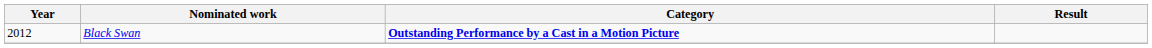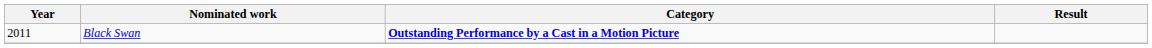(19, 33) 2012 -> (19, 33) 2011
